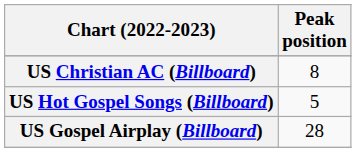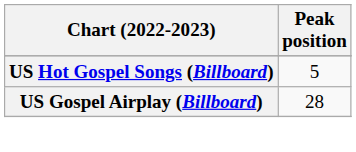- row: (141, 71)
